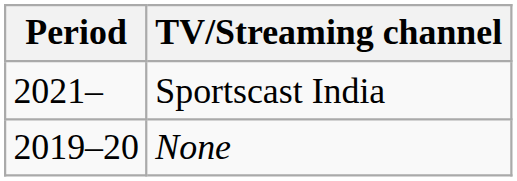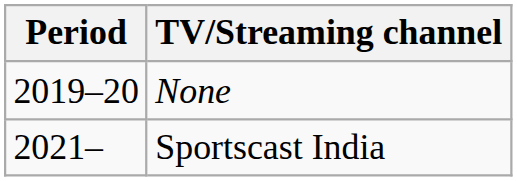rows swapped: (193, 146) <-> (270, 89)
